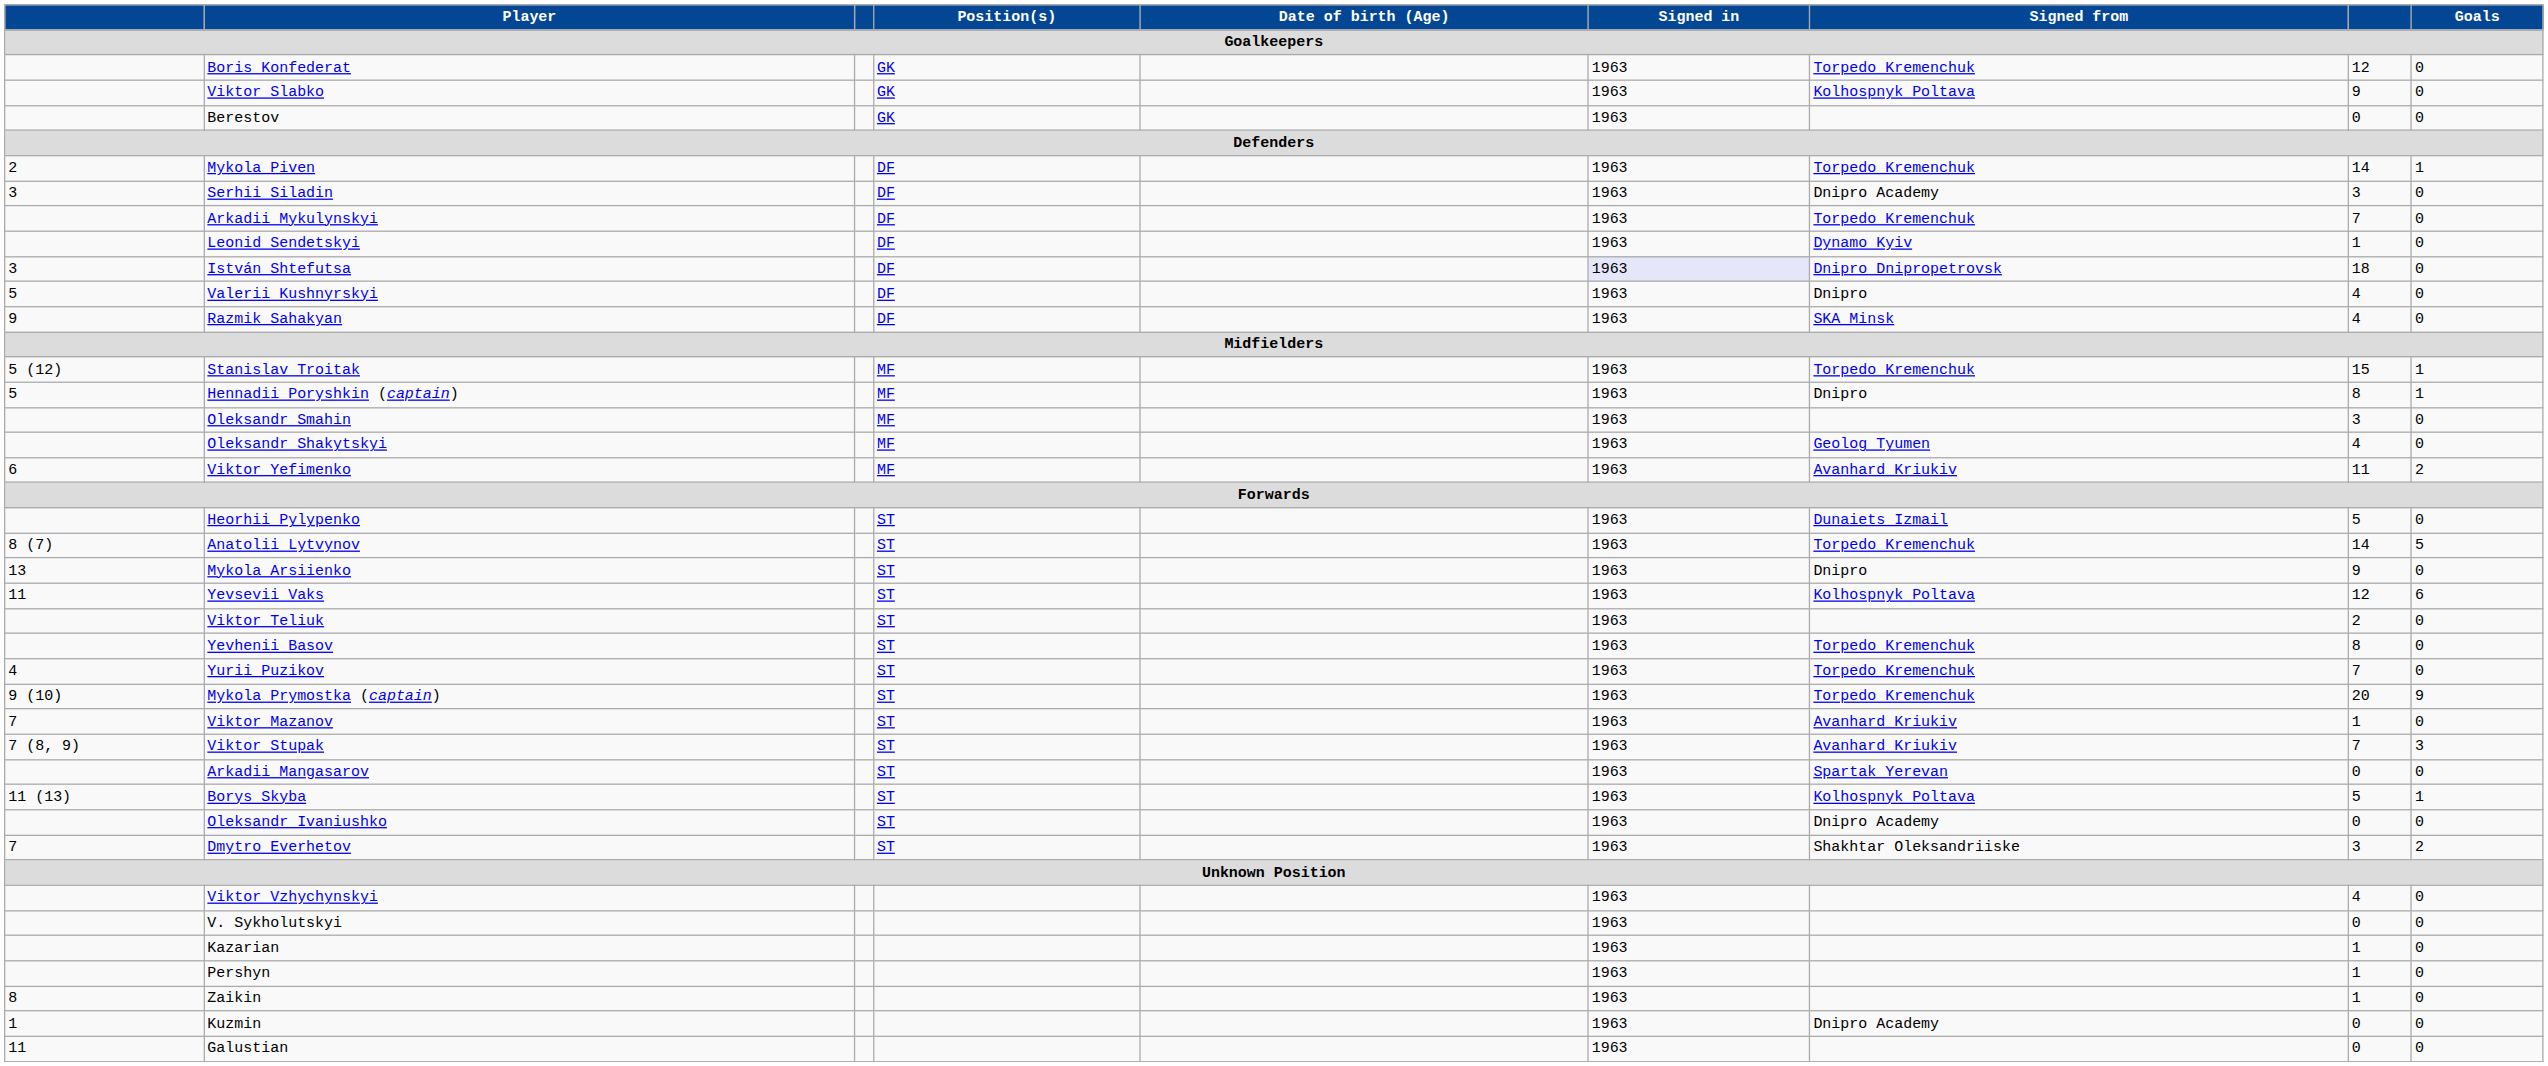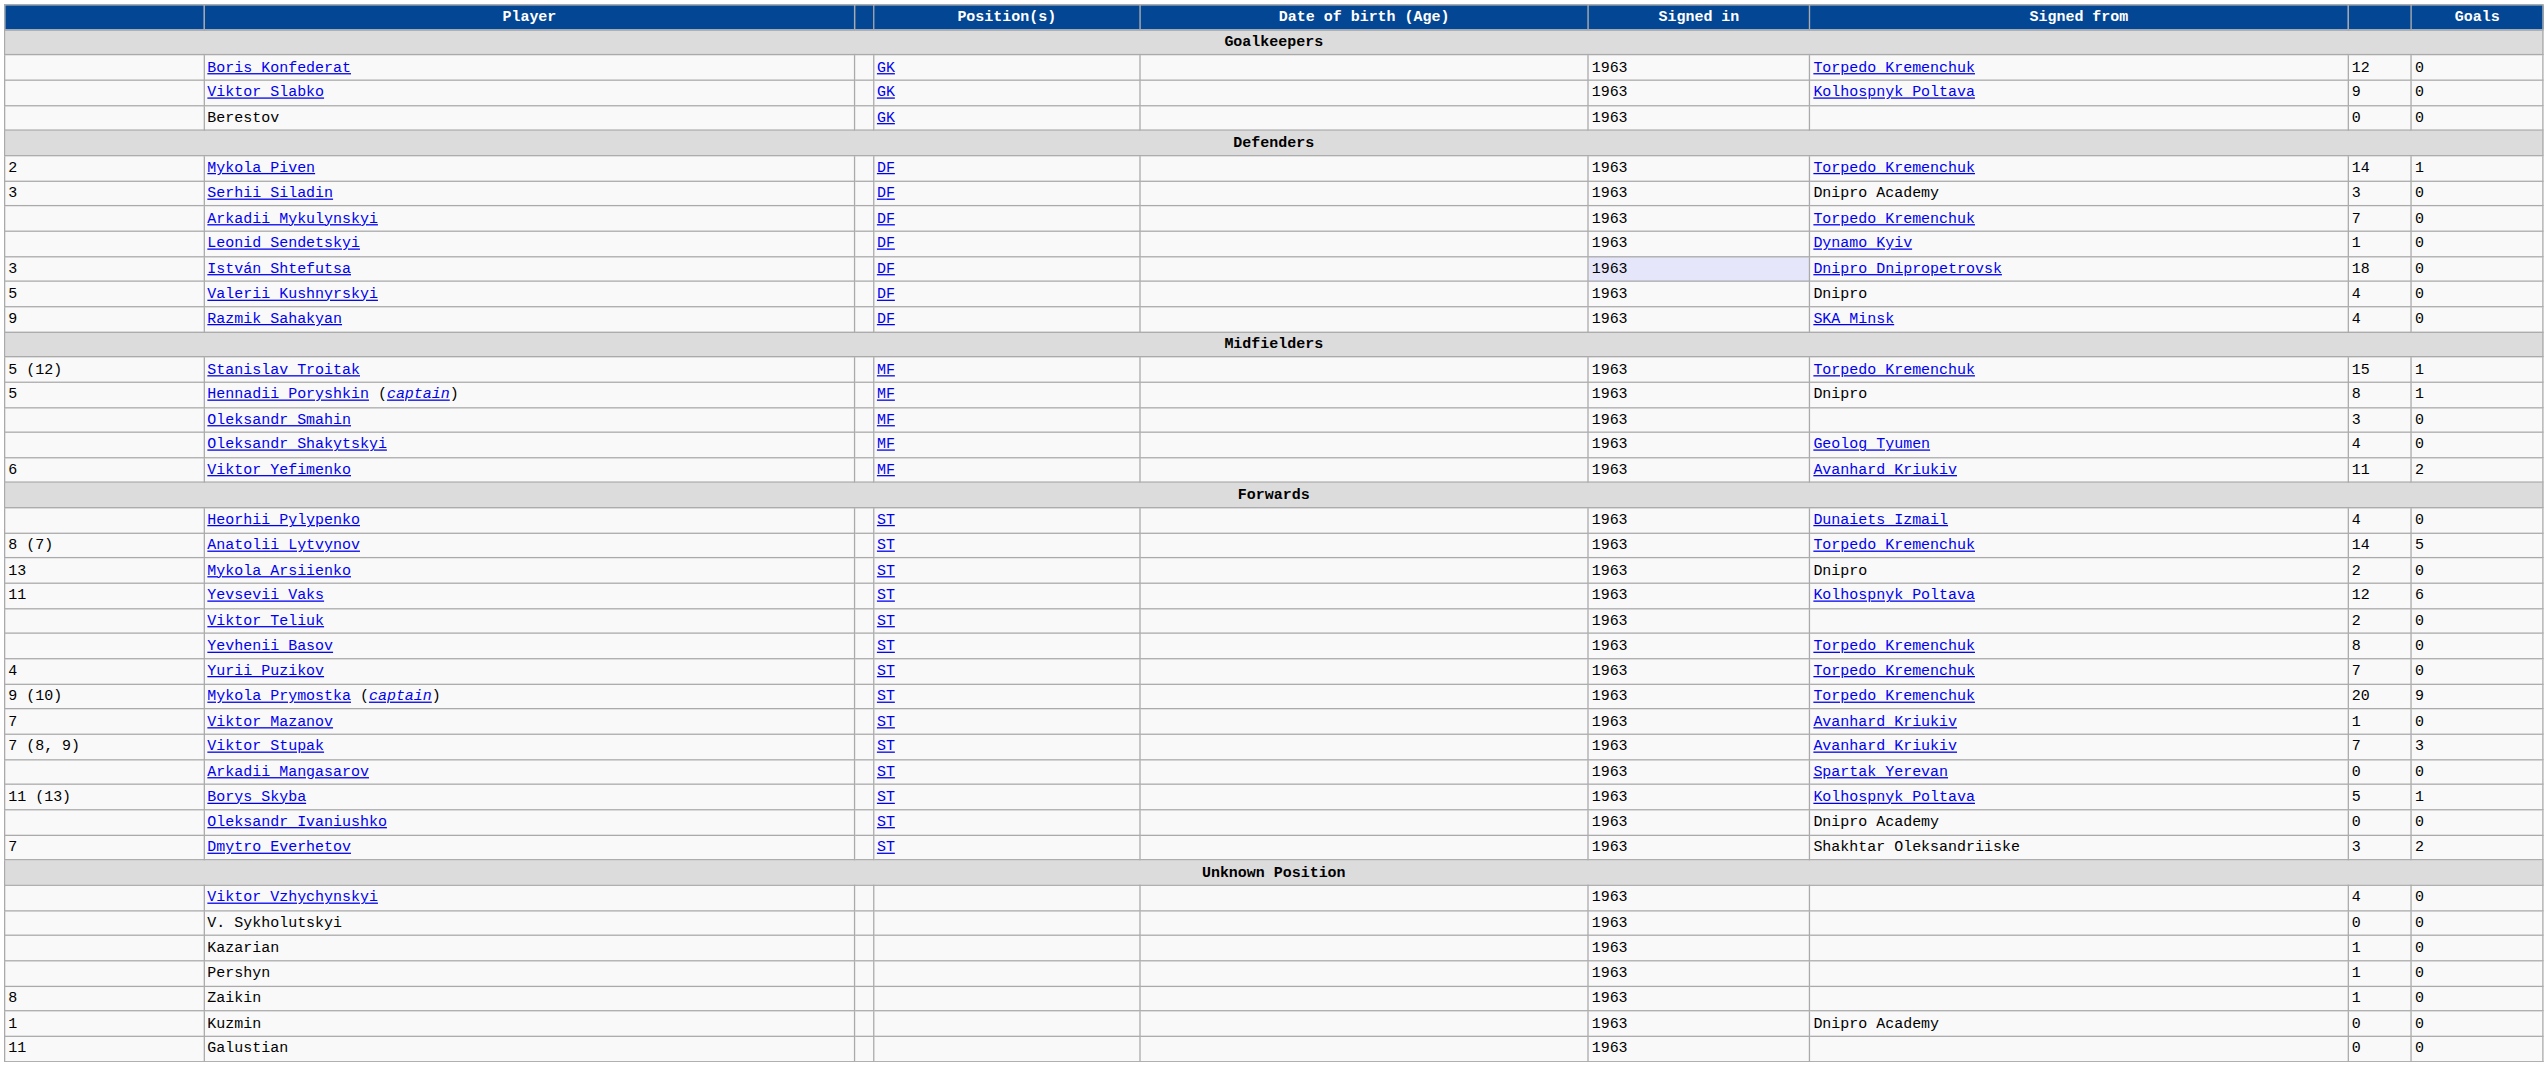(2356, 520) 5 -> (2356, 520) 4
(2356, 570) 9 -> (2356, 570) 2
